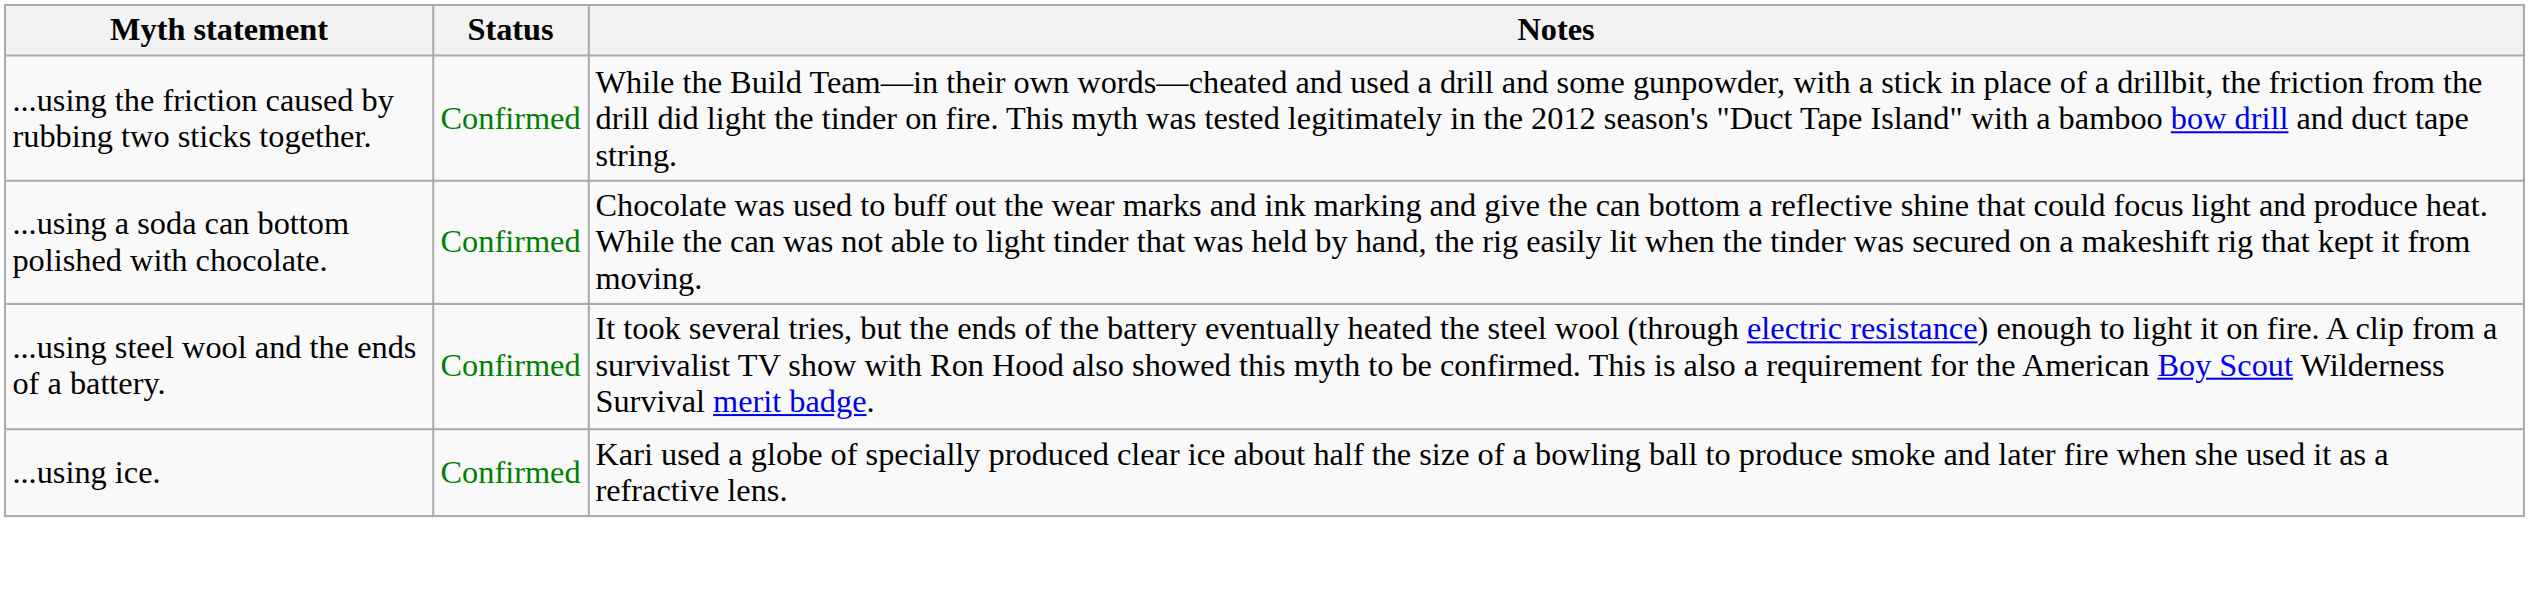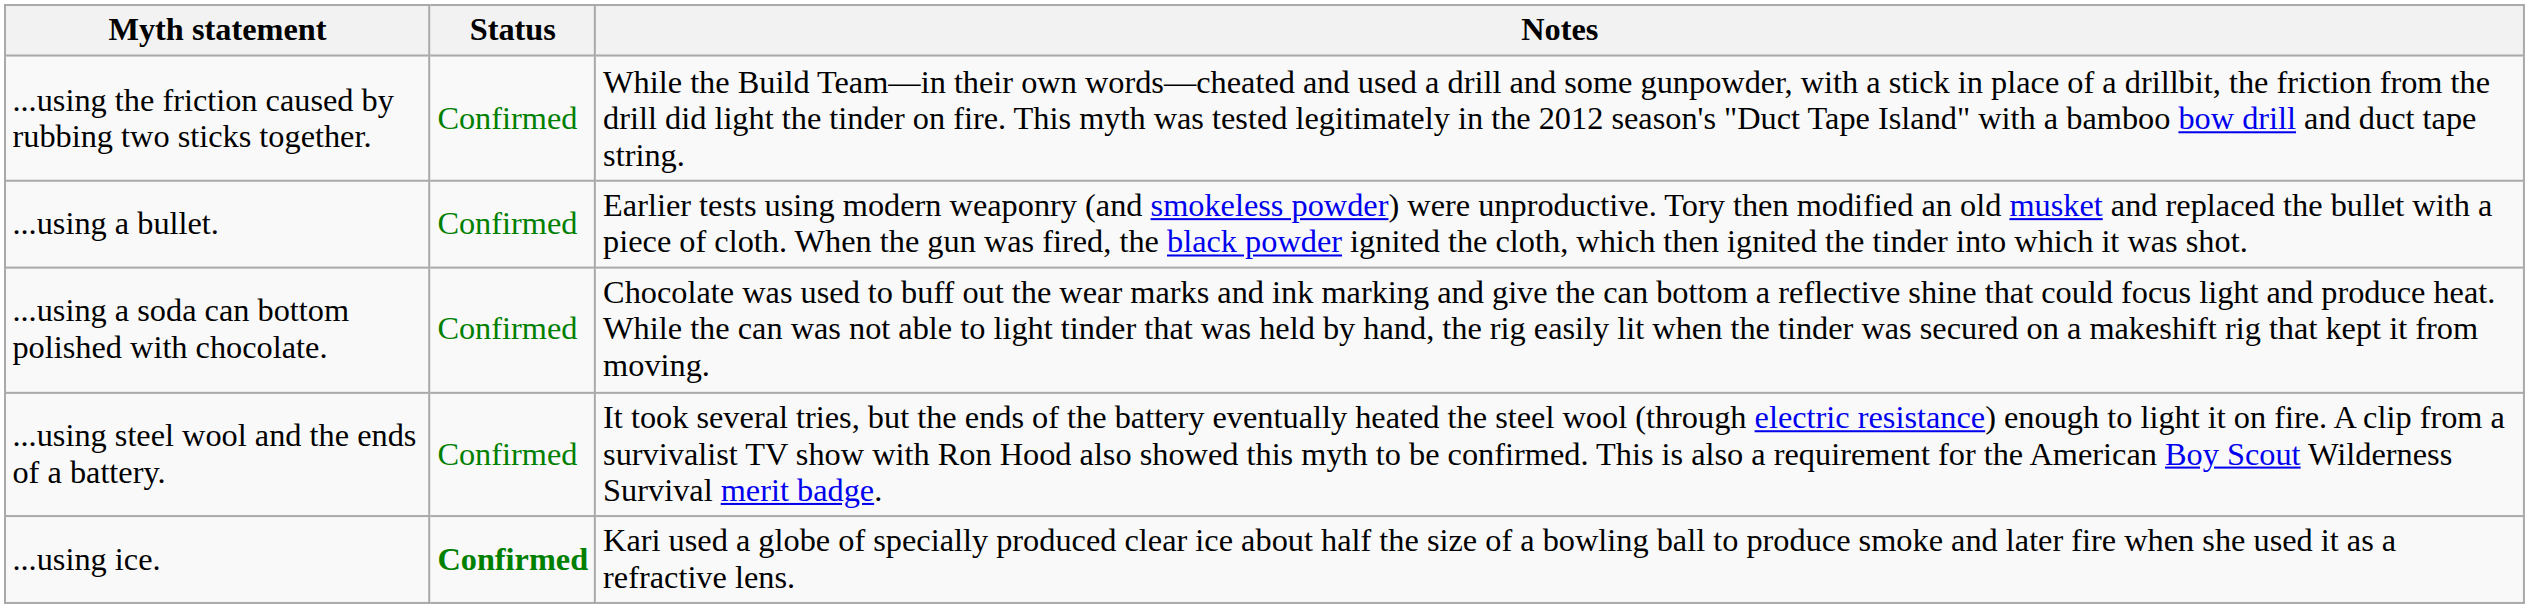+ row: (116, 223)
(511, 471) normal -> (513, 559) bold
